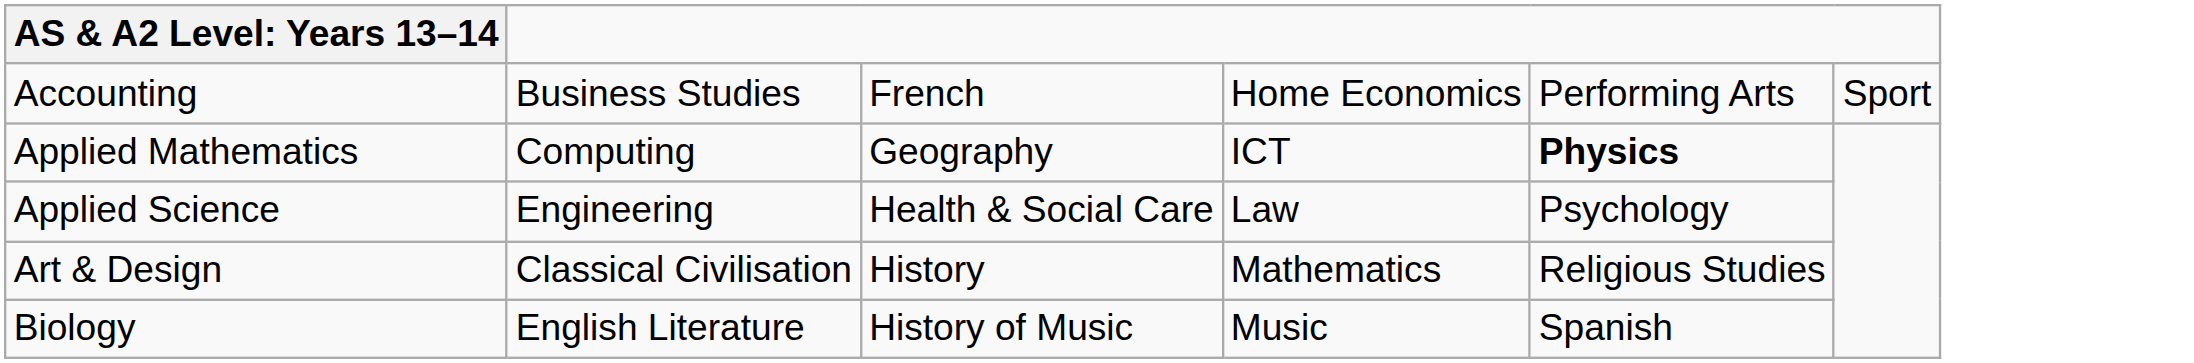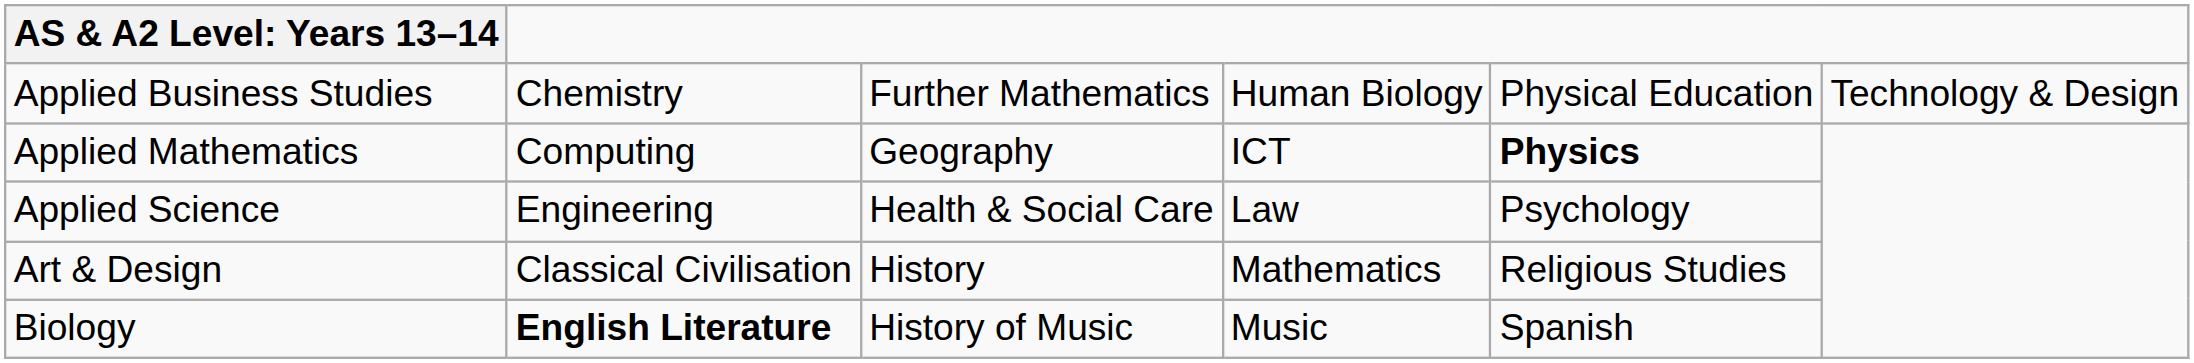- row: (106, 92)
+ row: (223, 92)
(660, 328) normal -> (674, 328) bold
